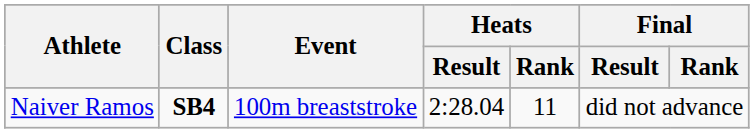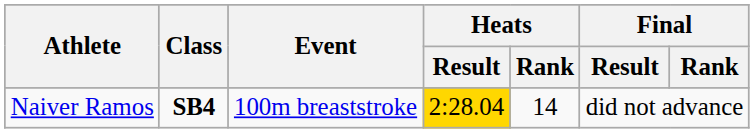(467, 107) no background -> (467, 107) gold background
(545, 107) 11 -> (545, 107) 14
